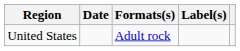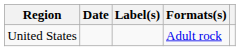columns swapped: (145, 14) <-> (204, 14)
